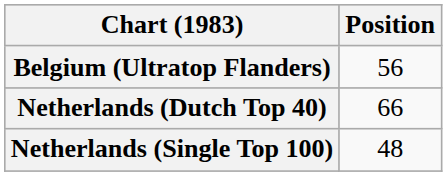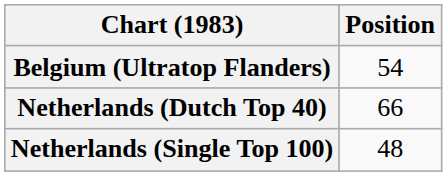(390, 66) 56 -> (390, 66) 54
